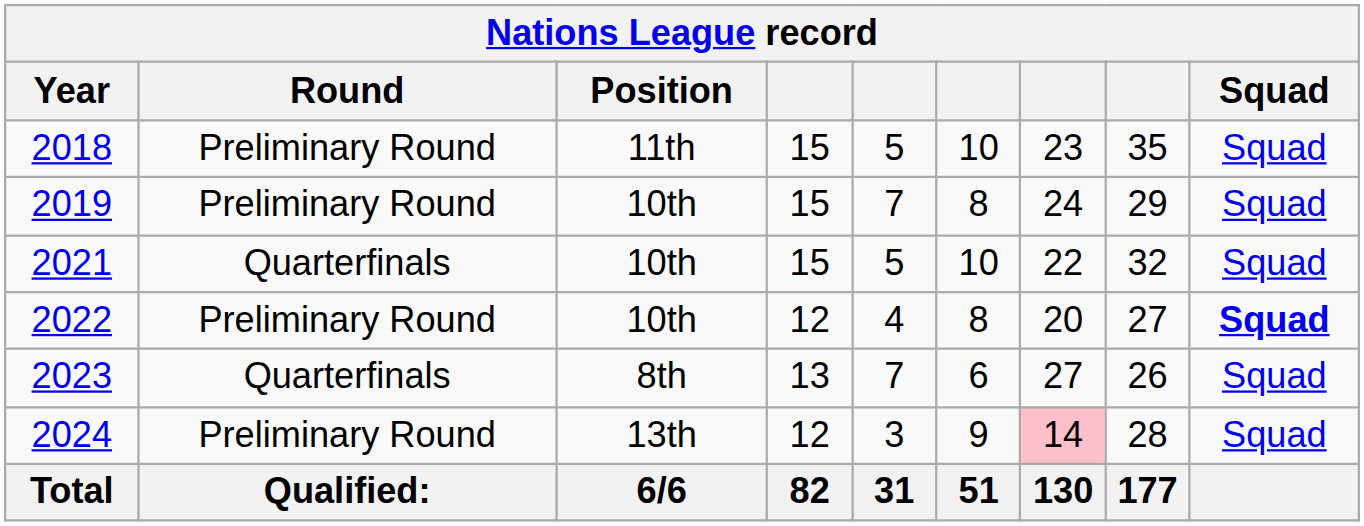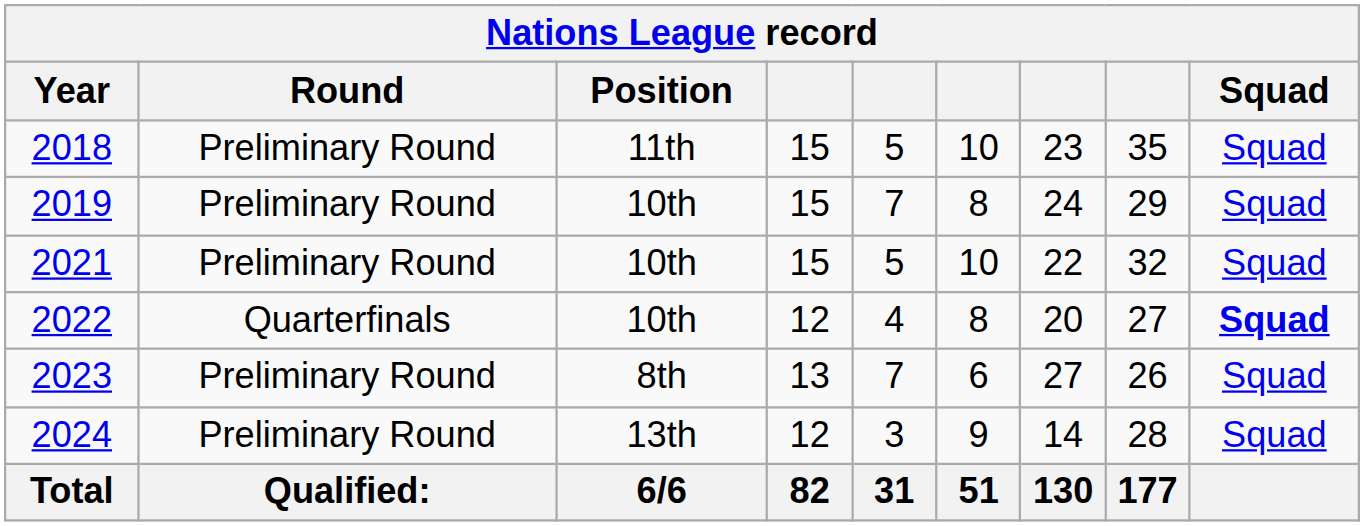(347, 262) Quarterfinals -> (347, 262) Preliminary Round
(347, 319) Preliminary Round -> (347, 319) Quarterfinals
(347, 377) Quarterfinals -> (347, 377) Preliminary Round
(1063, 434) pink background -> (1063, 434) no background
